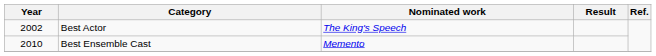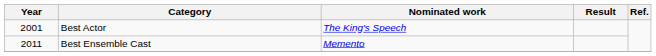(31, 28) 2002 -> (31, 28) 2001
(31, 43) 2010 -> (31, 43) 2011
